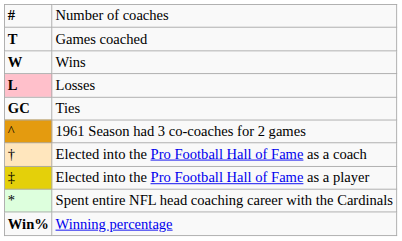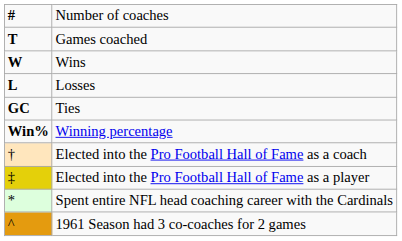(13, 85) pink background -> (13, 85) no background
rows swapped: (114, 223) <-> (181, 131)
